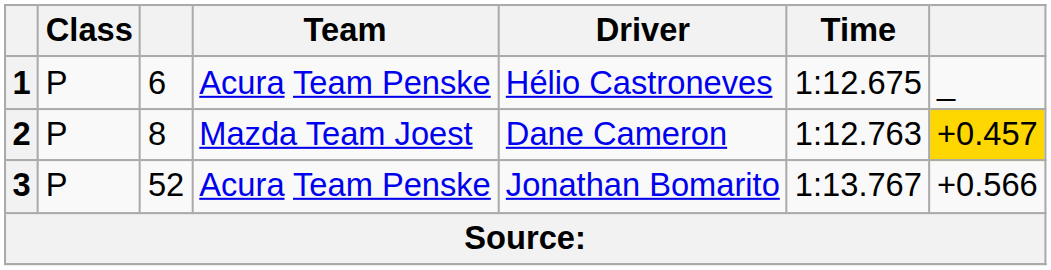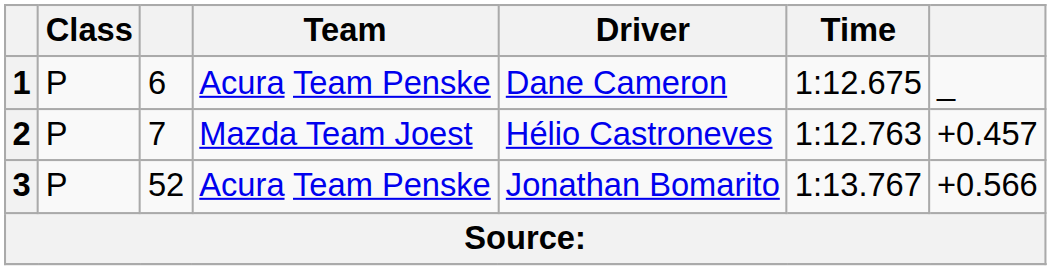(639, 82) Hélio Castroneves -> (616, 82) Dane Cameron
(157, 133) 8 -> (157, 133) 7
(616, 133) Dane Cameron -> (639, 133) Hélio Castroneves
(987, 133) gold background -> (987, 133) no background
